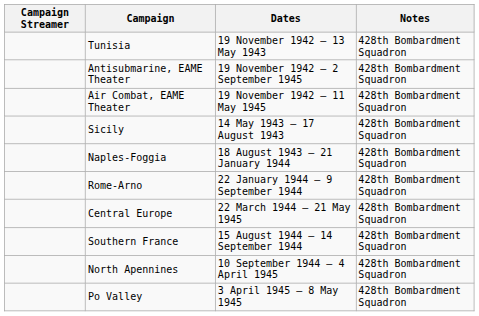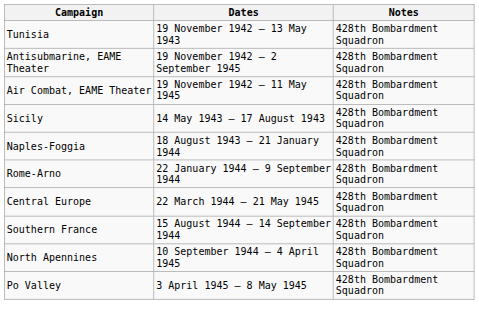- column: (45, 18)
